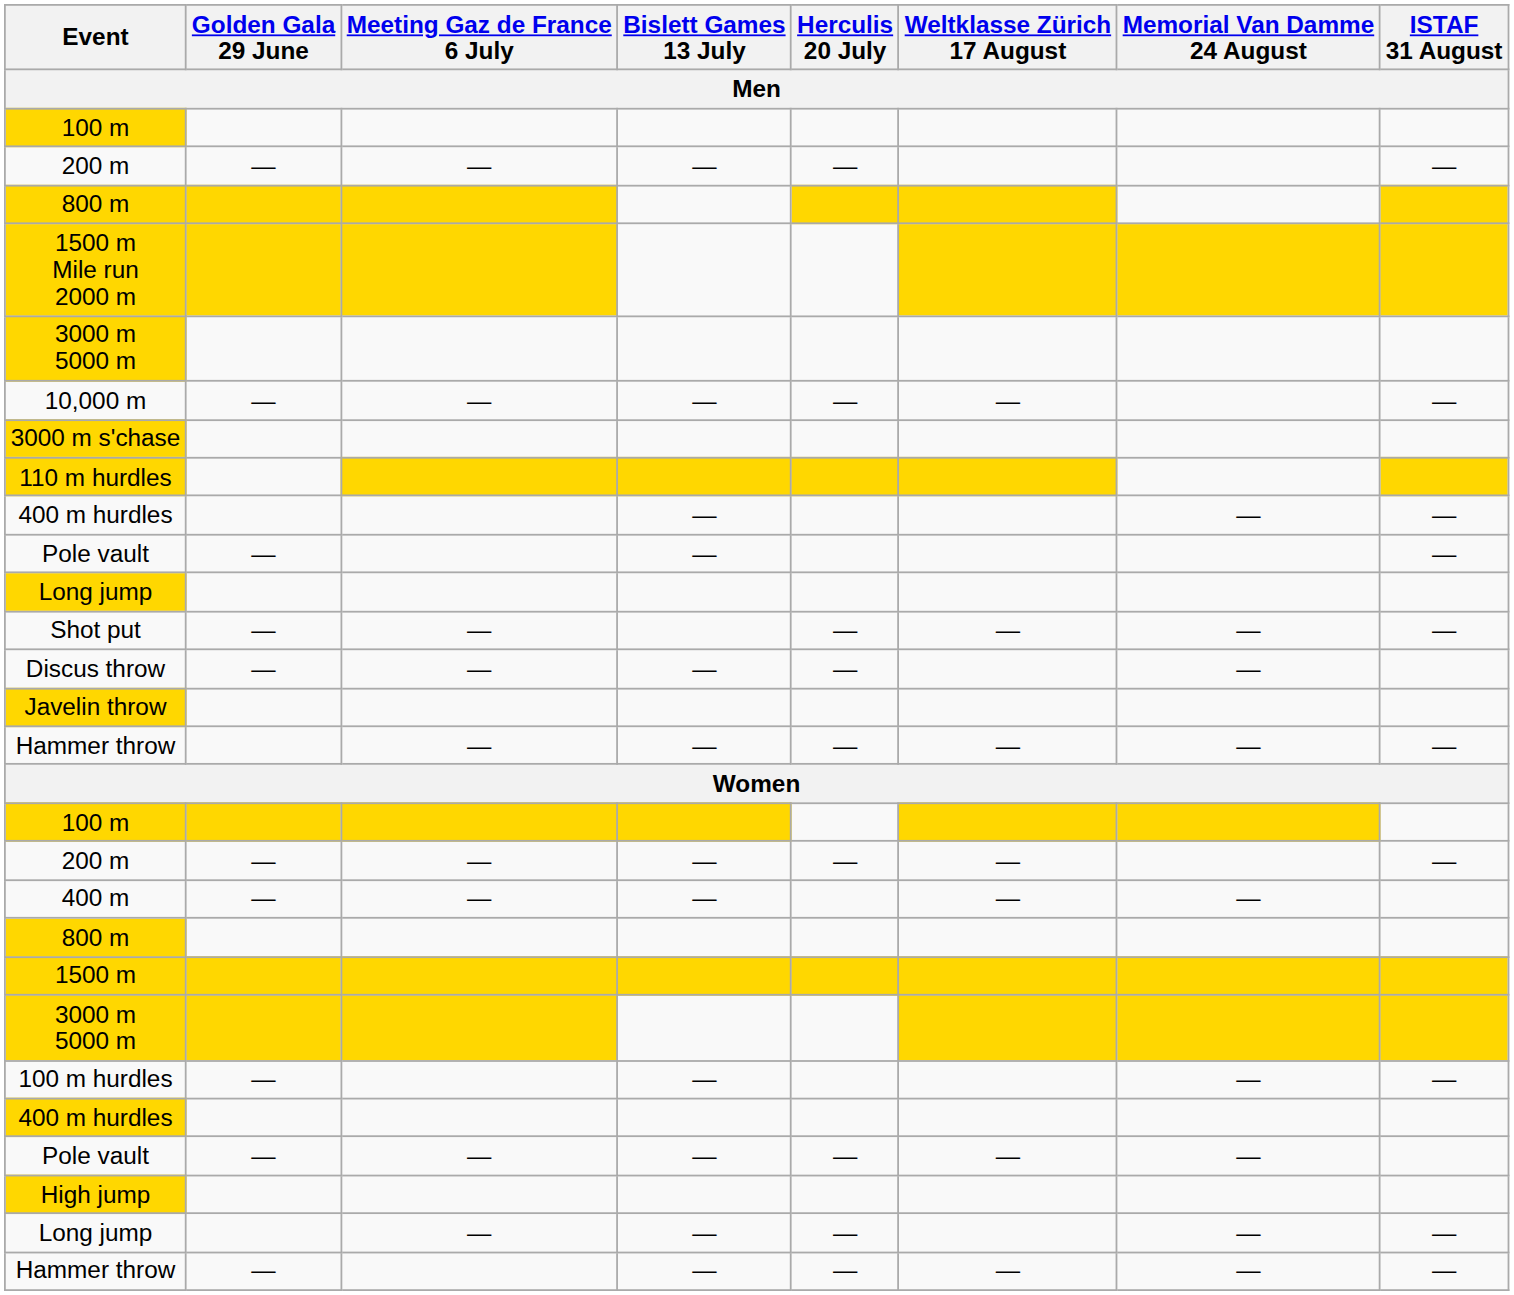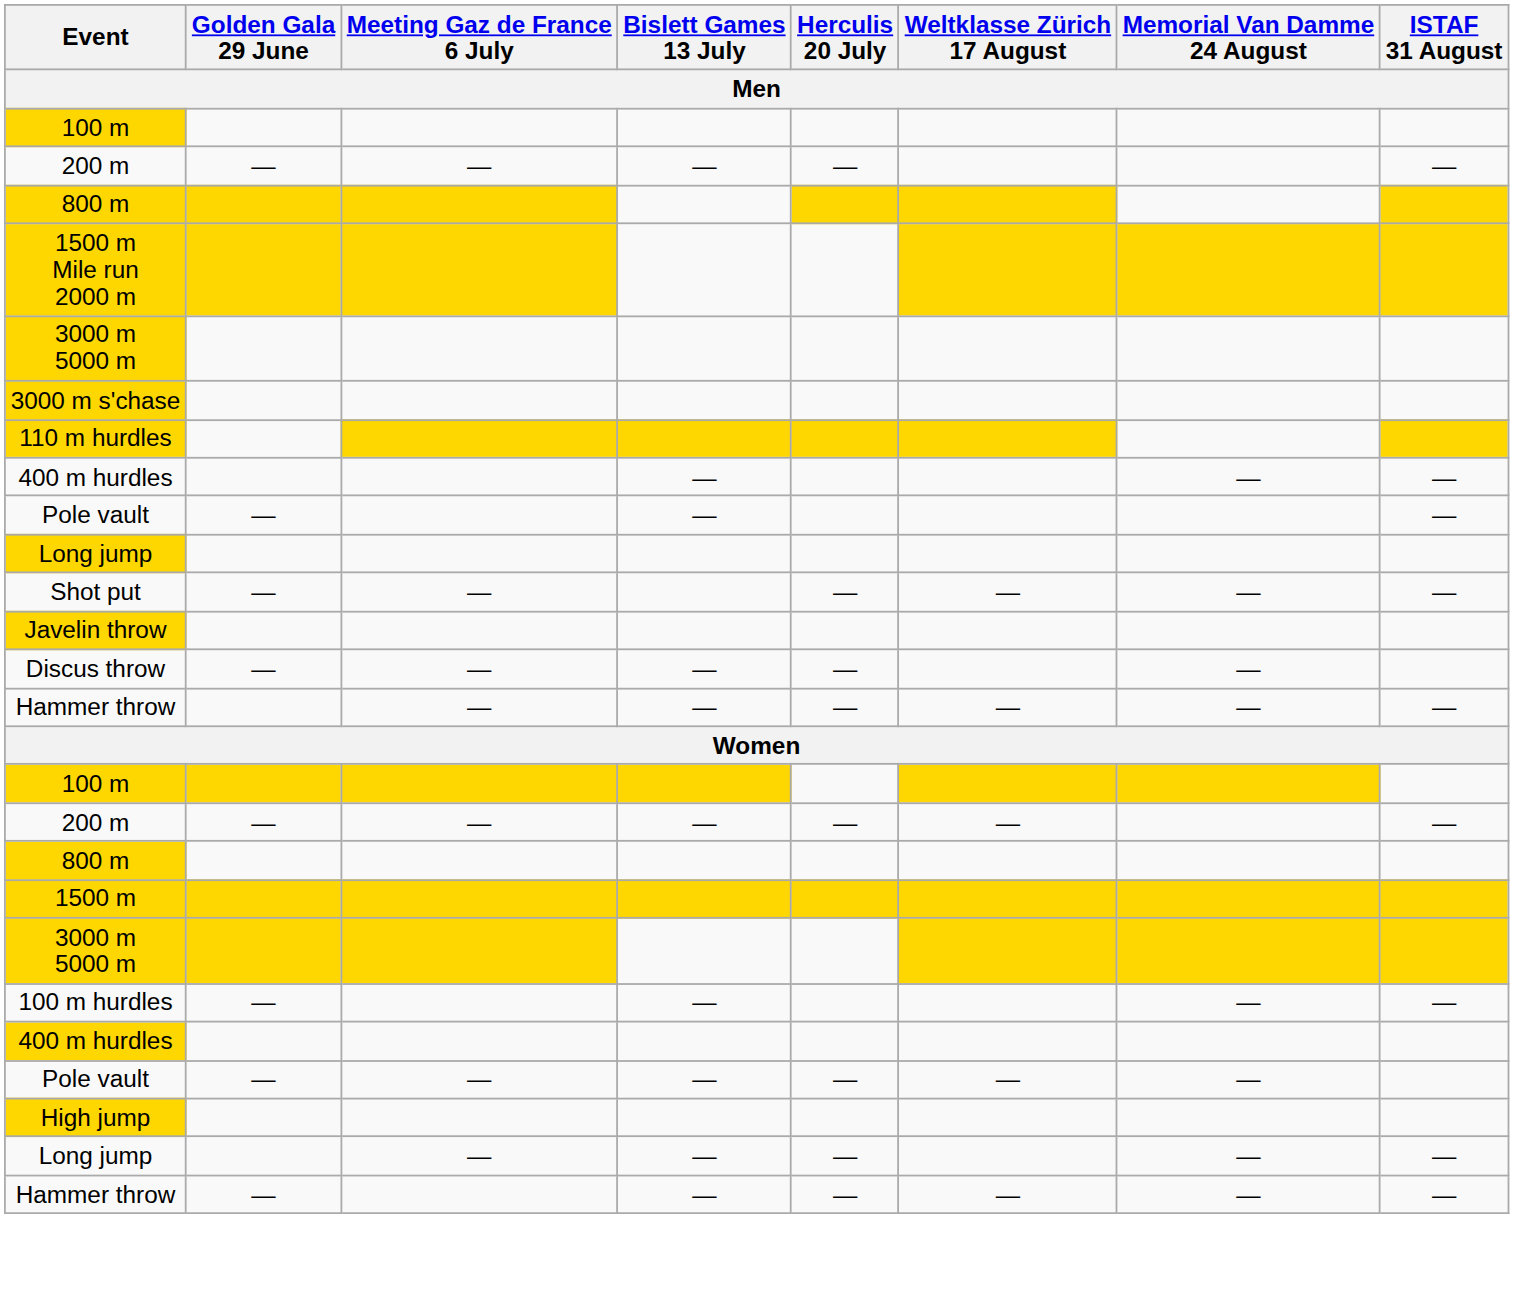- row: (95, 400)
rows swapped: (95, 668) <-> (95, 707)
- row: (95, 899)
